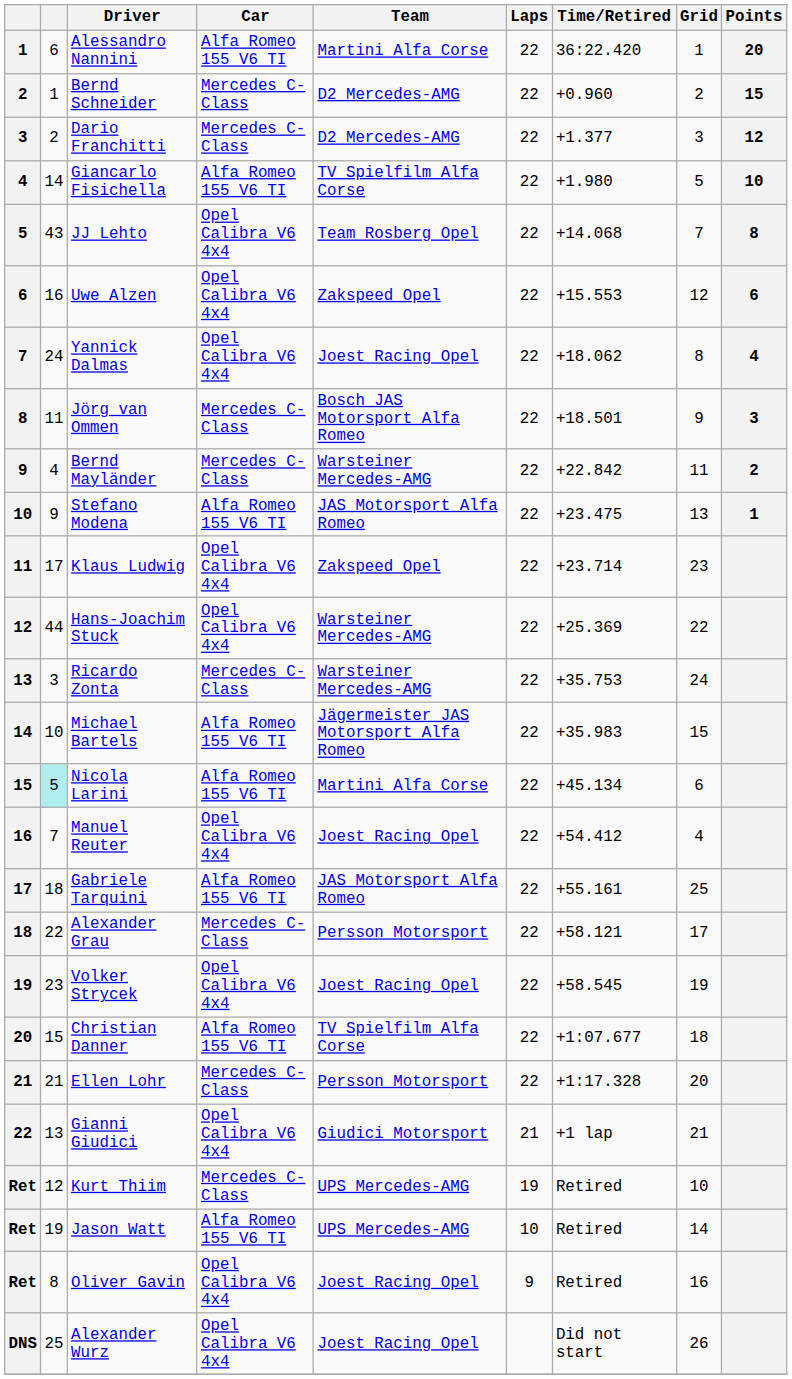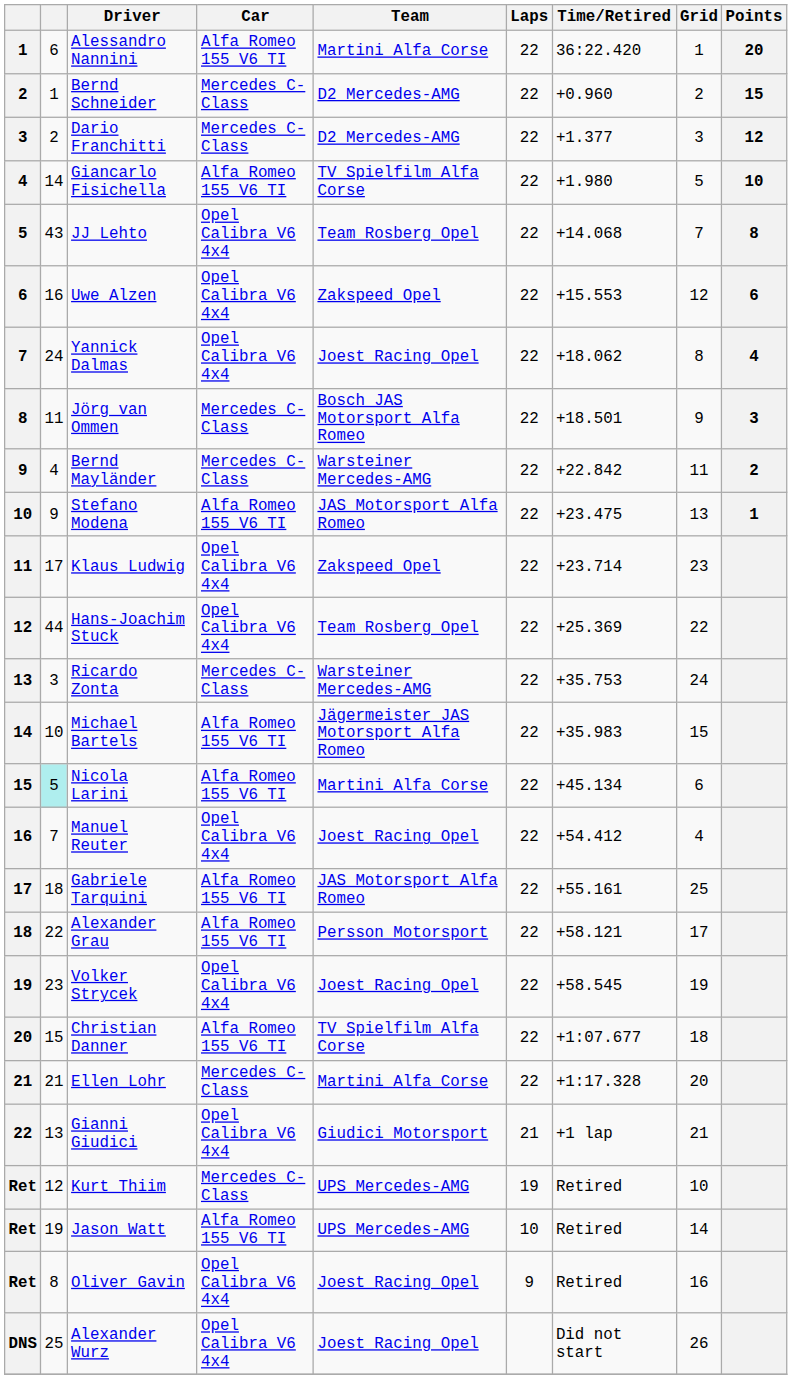(374, 629) Warsteiner Mercedes-AMG -> (398, 629) Team Rosberg Opel
(253, 934) Mercedes C-Class -> (248, 934) Alfa Romeo 155 V6 TI
(403, 1082) Persson Motorsport -> (403, 1082) Martini Alfa Corse
